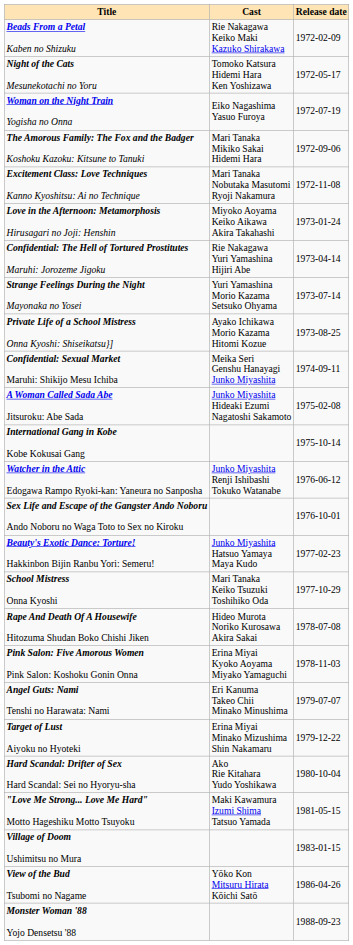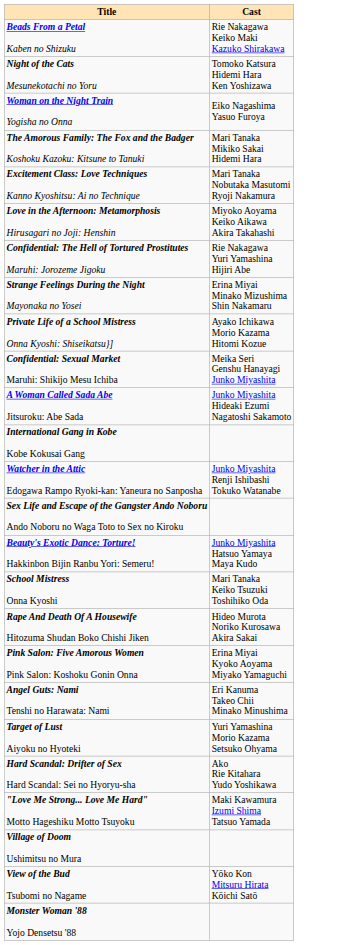- column: (321, 12)
(244, 295) Yuri Yamashina Morio Kazama Setsuko Ohyama -> (249, 295) Erina Miyai Minako Mizushima Shin Nakamaru
(249, 737) Erina Miyai Minako Mizushima Shin Nakamaru -> (244, 737) Yuri Yamashina Morio Kazama Setsuko Ohyama
